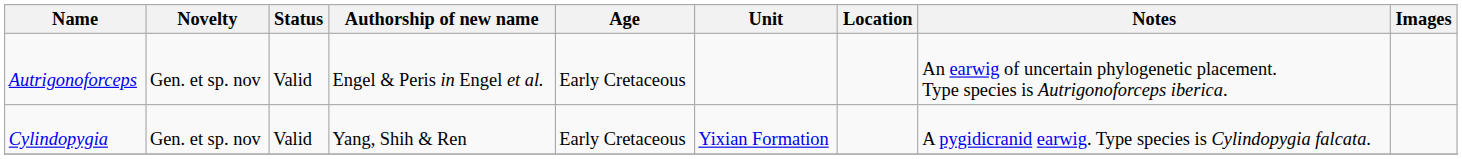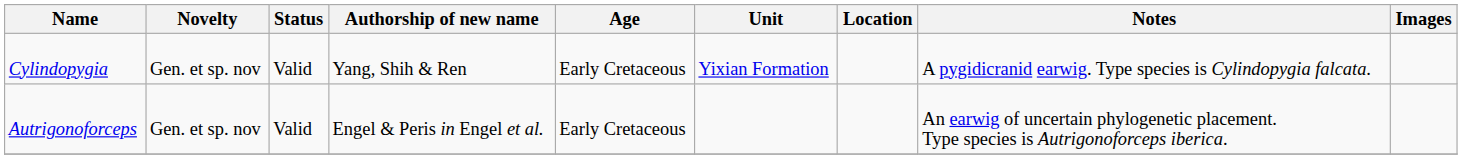rows swapped: (73, 79) <-> (58, 139)
